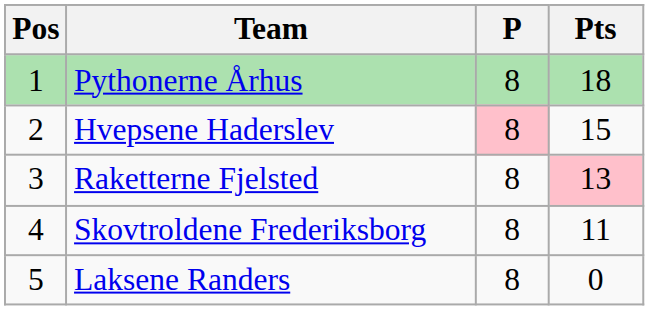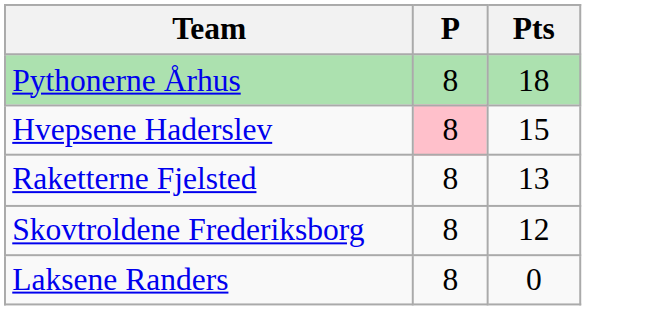- column: (36, 29)
(596, 179) pink background -> (534, 179) no background
(596, 229) 11 -> (534, 229) 12
